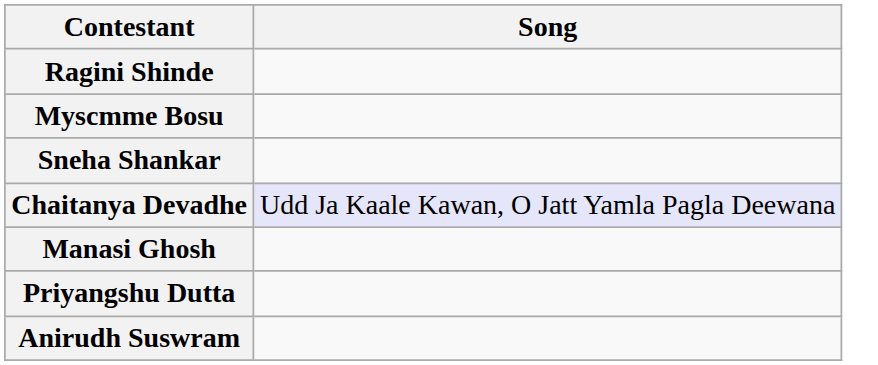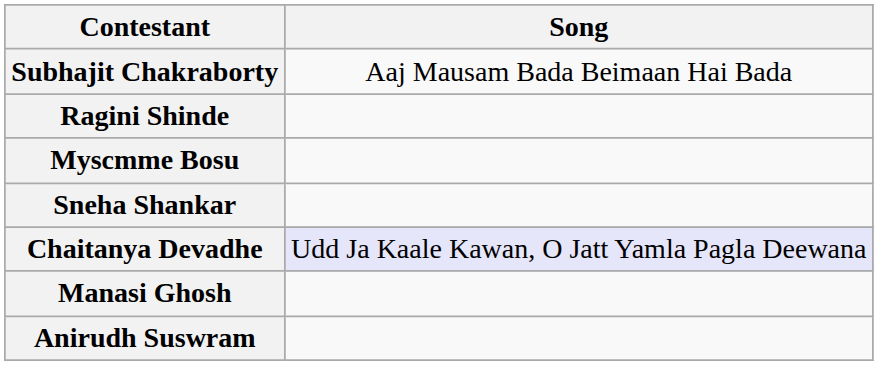+ row: (145, 71)
- row: (129, 293)
